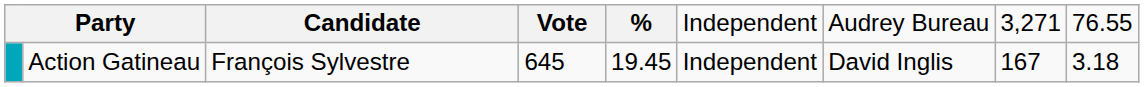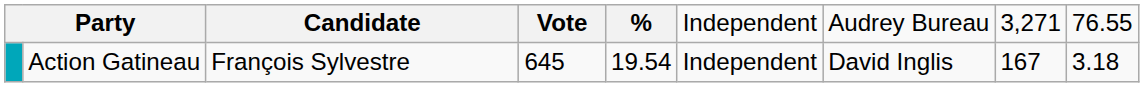(641, 61) 19.45 -> (641, 61) 19.54
